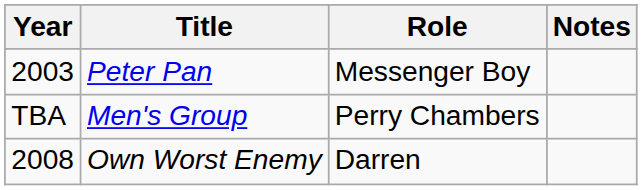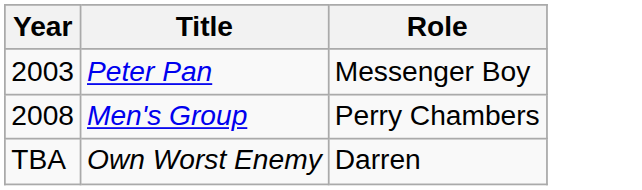- column: (592, 26)
(39, 116) TBA -> (43, 116) 2008
(43, 160) 2008 -> (39, 160) TBA
